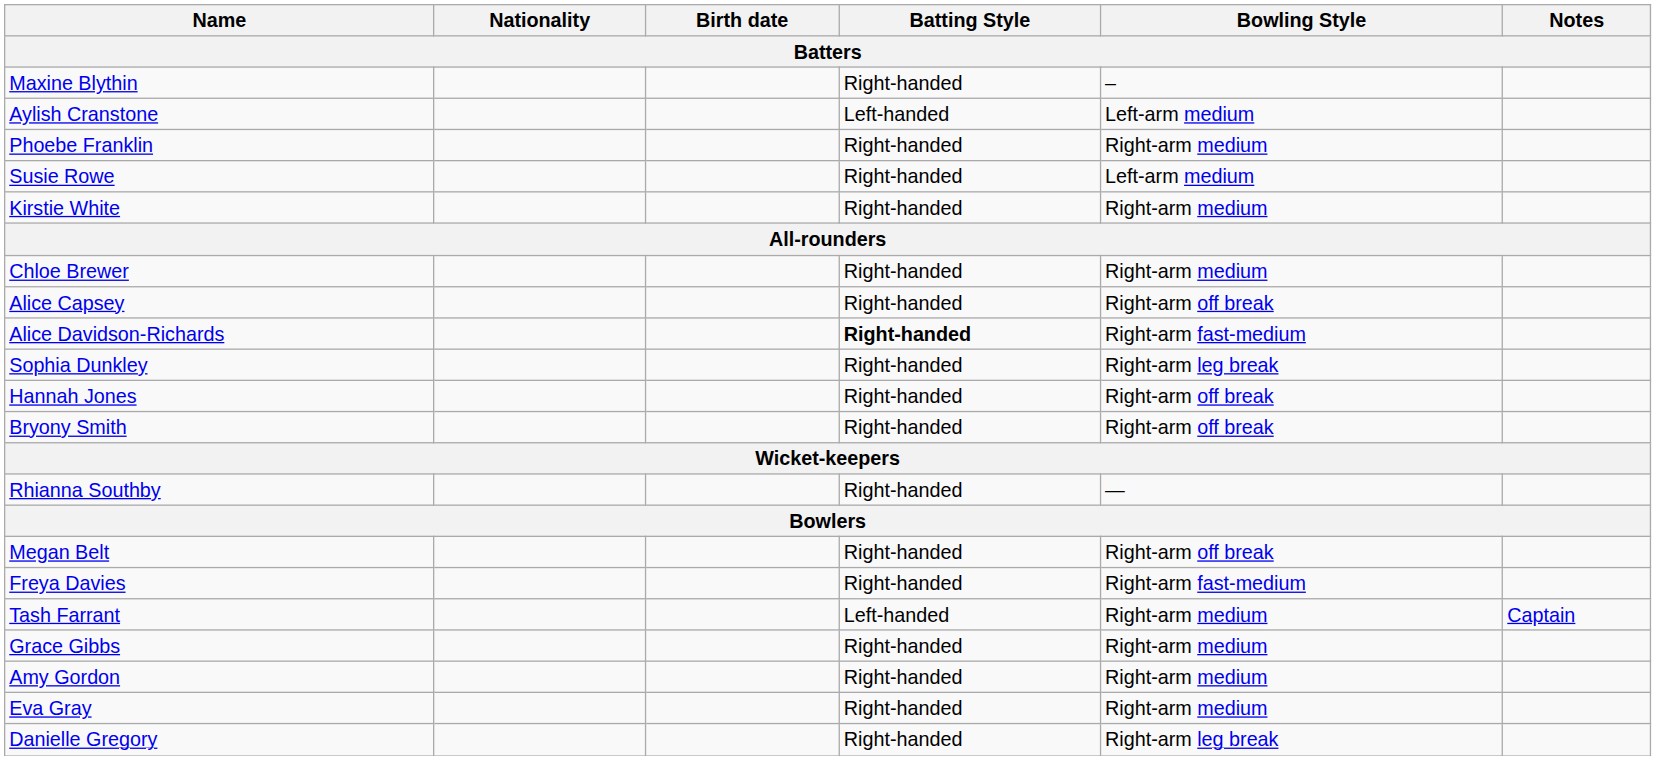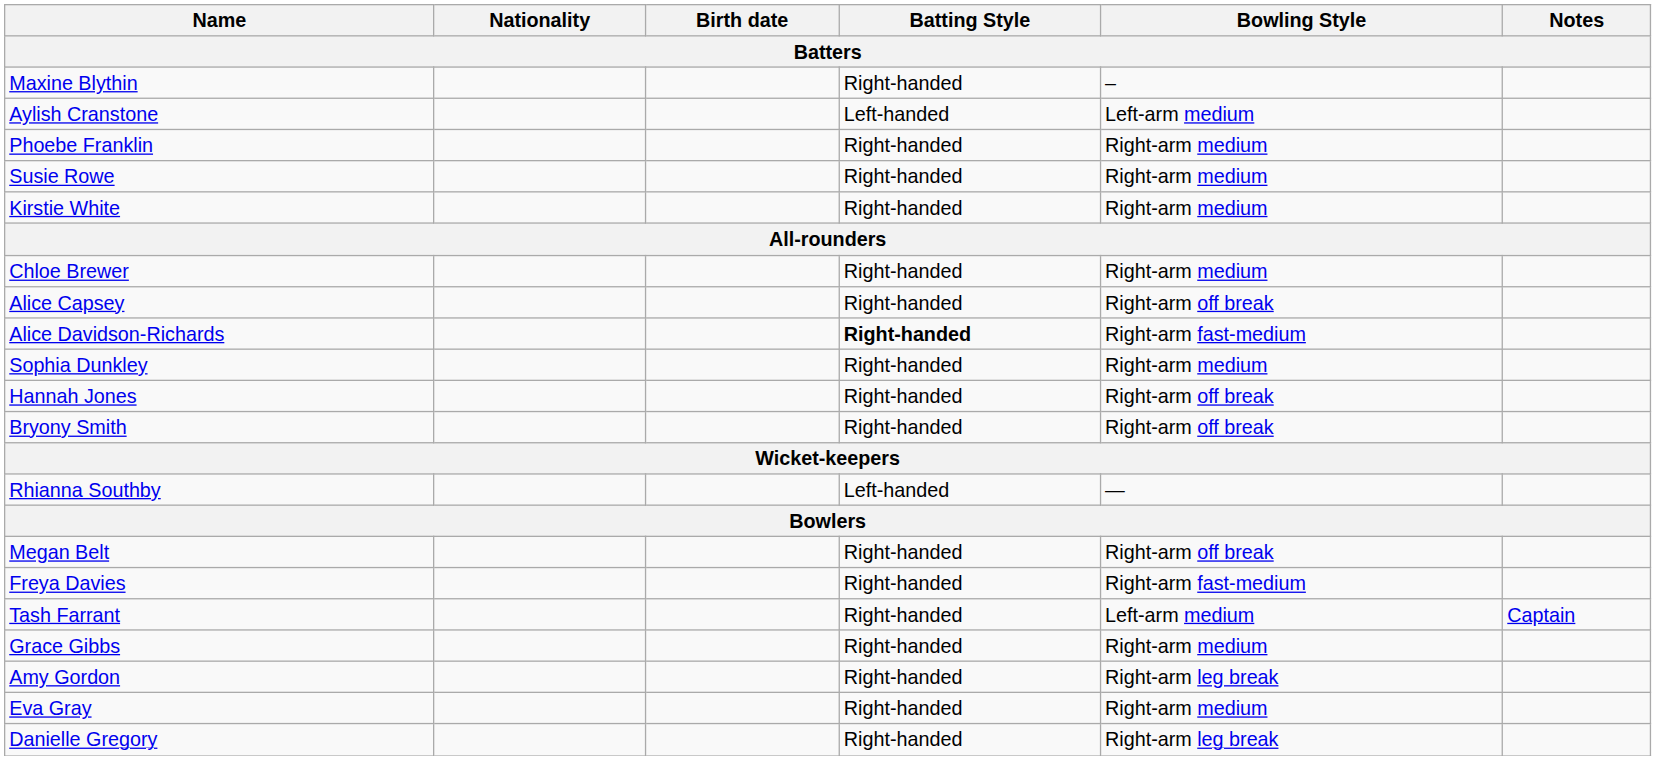(1180, 177) Left-arm medium -> (1186, 177) Right-arm medium
(1192, 365) Right-arm leg break -> (1186, 365) Right-arm medium
(903, 490) Right-handed -> (897, 490) Left-handed
(897, 615) Left-handed -> (903, 615) Right-handed
(1186, 615) Right-arm medium -> (1180, 615) Left-arm medium
(1186, 677) Right-arm medium -> (1192, 677) Right-arm leg break
